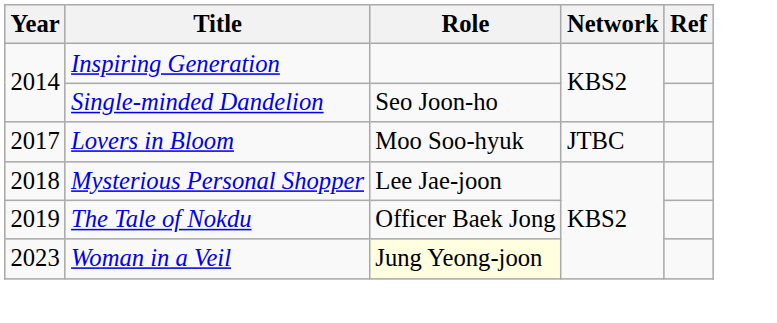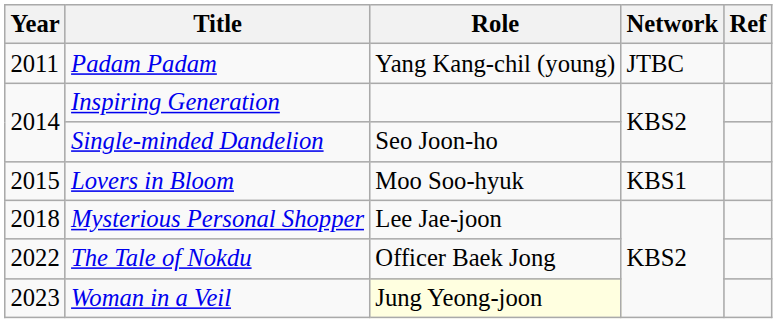+ row: (144, 63)
(35, 141) 2017 -> (35, 180) 2015
(596, 141) JTBC -> (657, 180) KBS1
(35, 219) 2019 -> (35, 258) 2022
